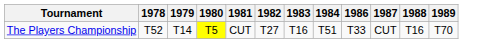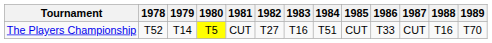+ column: (356, 13)
